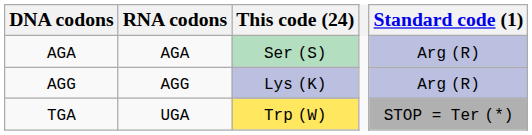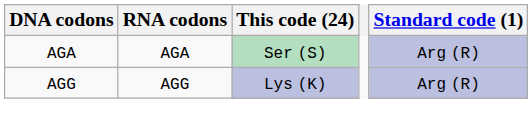- row: (61, 116)
